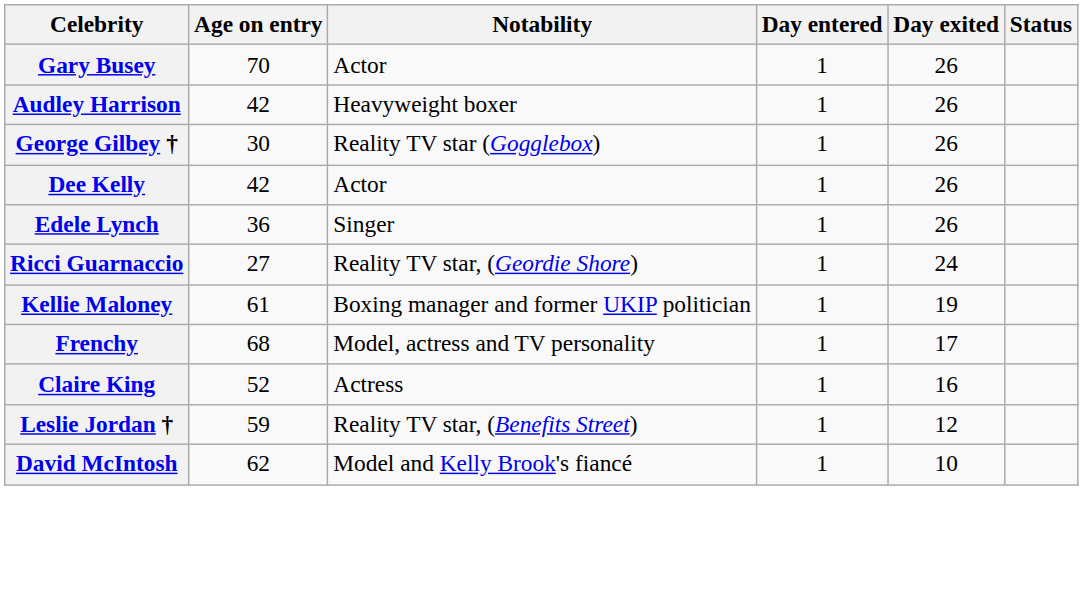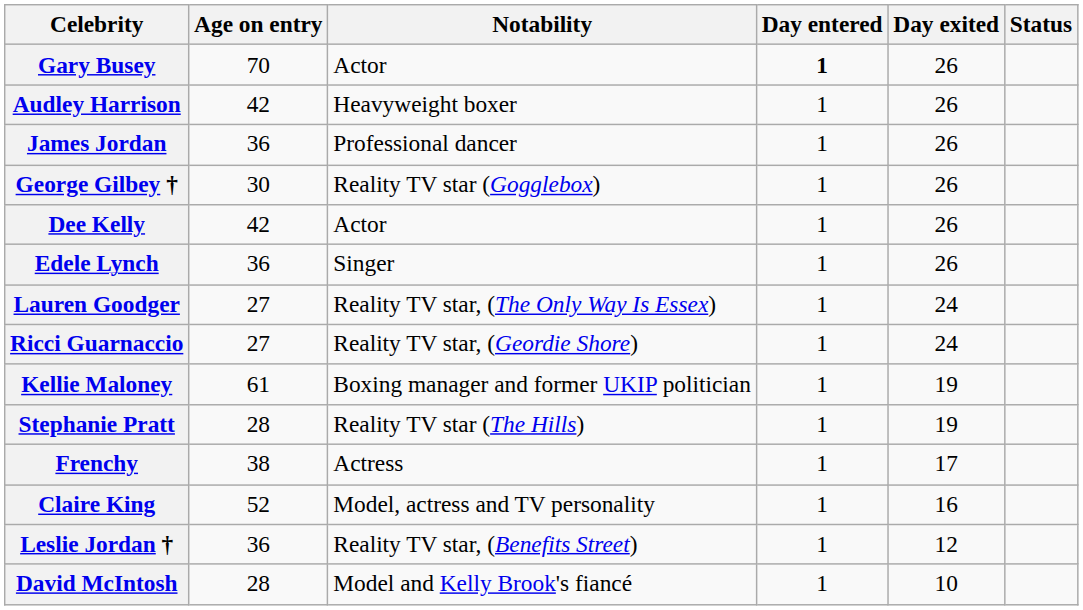(822, 64) normal -> (822, 64) bold
+ row: (97, 144)
+ row: (97, 304)
+ row: (97, 424)
(258, 344) 68 -> (258, 464) 38
(494, 344) Model, actress and TV personality -> (368, 464) Actress
(368, 384) Actress -> (494, 504) Model, actress and TV personality
(258, 424) 59 -> (258, 544) 36
(258, 464) 62 -> (258, 584) 28
